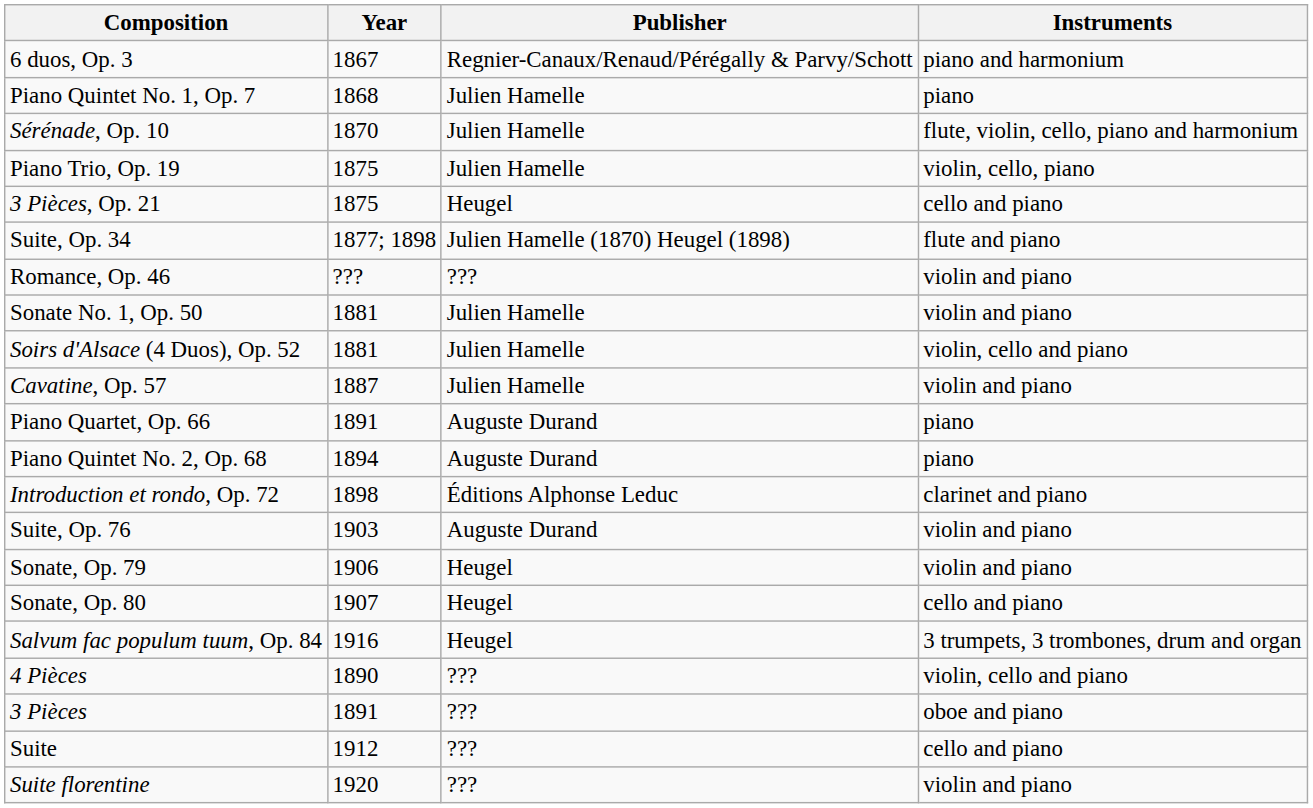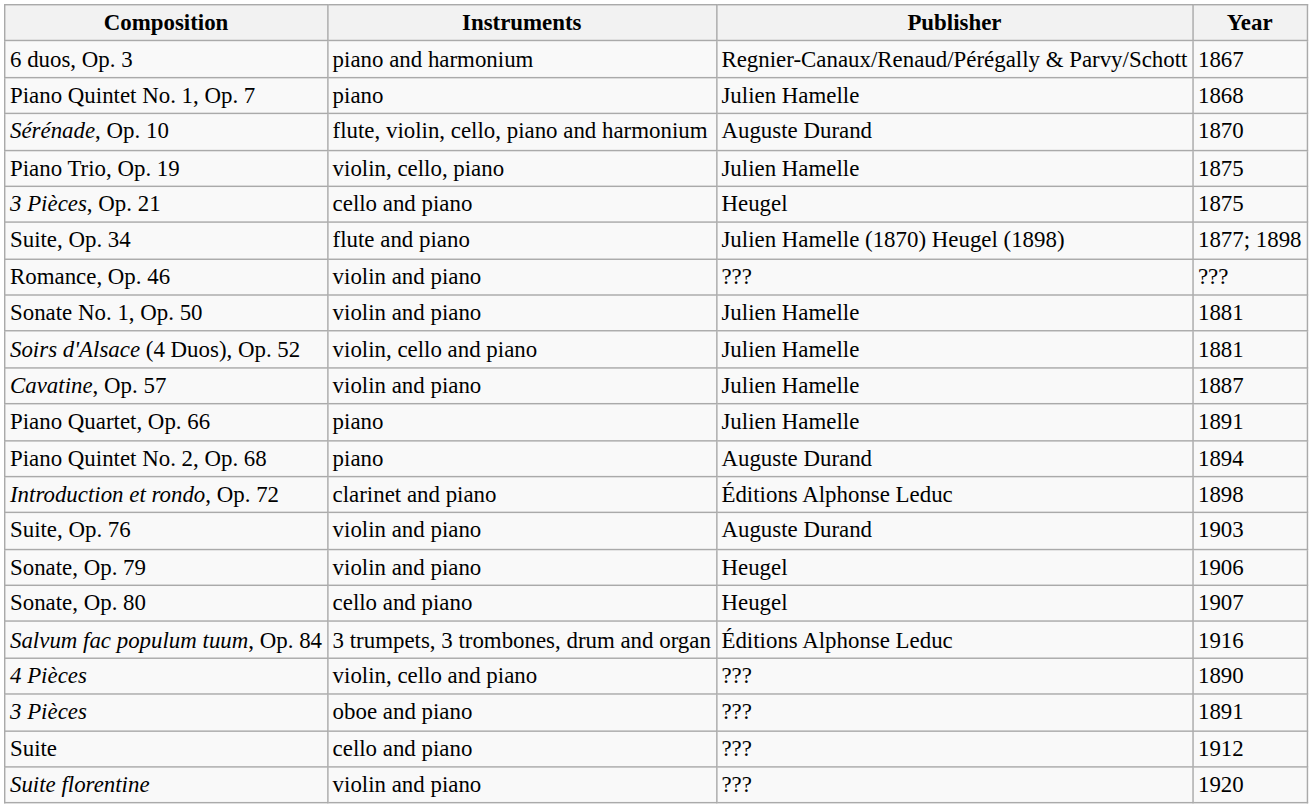columns swapped: (384, 22) <-> (1112, 22)
(516, 131) Julien Hamelle -> (797, 131) Auguste Durand
(522, 421) Auguste Durand -> (790, 421) Julien Hamelle
(480, 639) Heugel -> (837, 639) Éditions Alphonse Leduc
